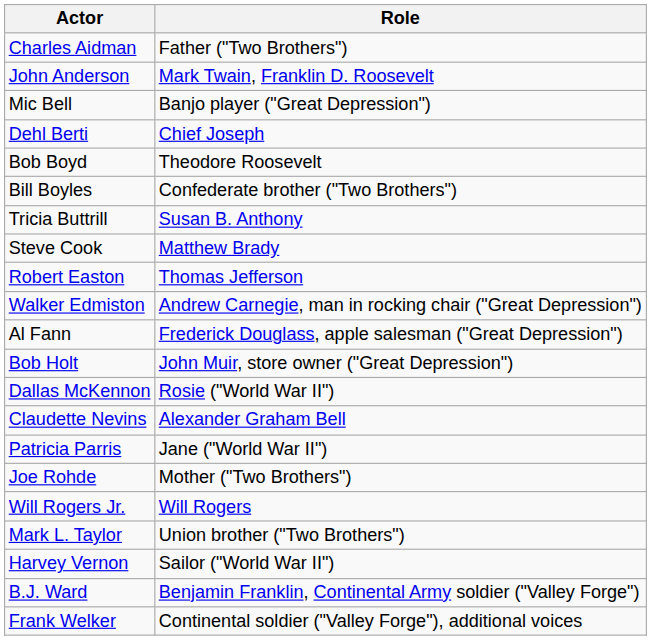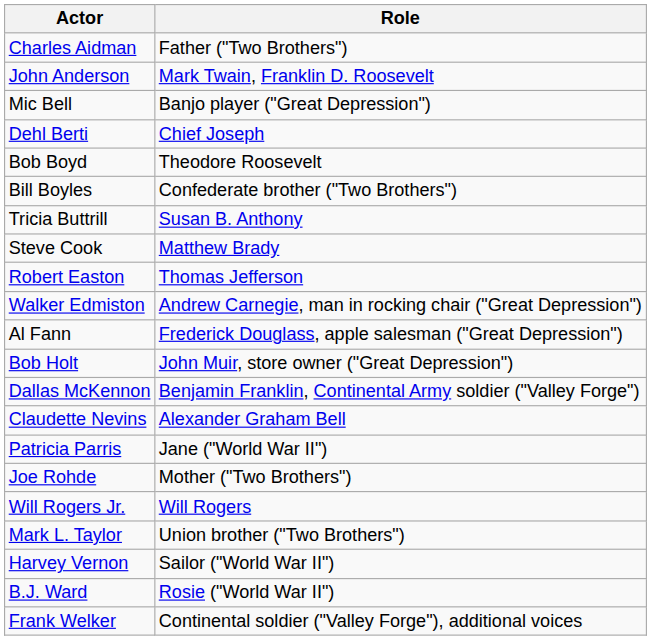(247, 391) Rosie ("World War II") -> (399, 391) Benjamin Franklin, Continental Army soldier ("Valley Forge")
(399, 592) Benjamin Franklin, Continental Army soldier ("Valley Forge") -> (247, 592) Rosie ("World War II")
